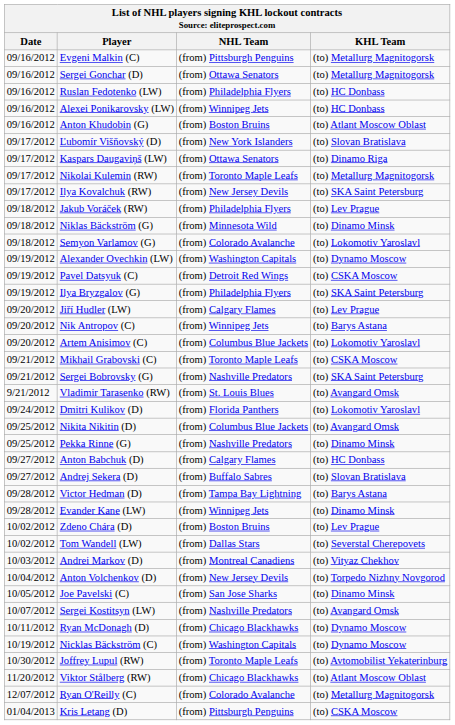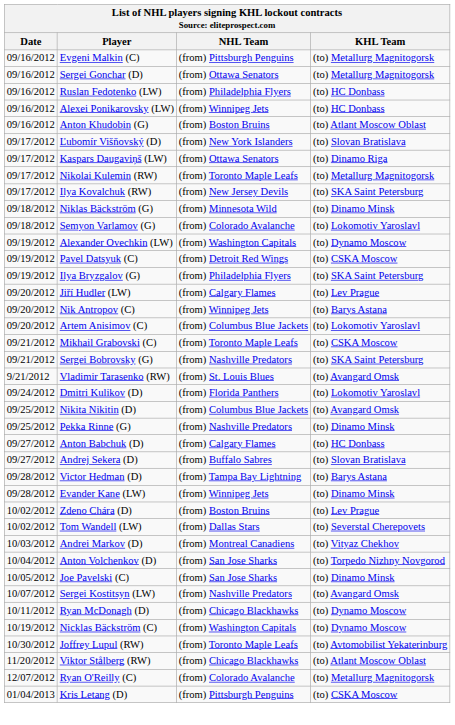- row: (104, 208)
(233, 577) (from) New Jersey Devils -> (228, 560) (from) San Jose Sharks
